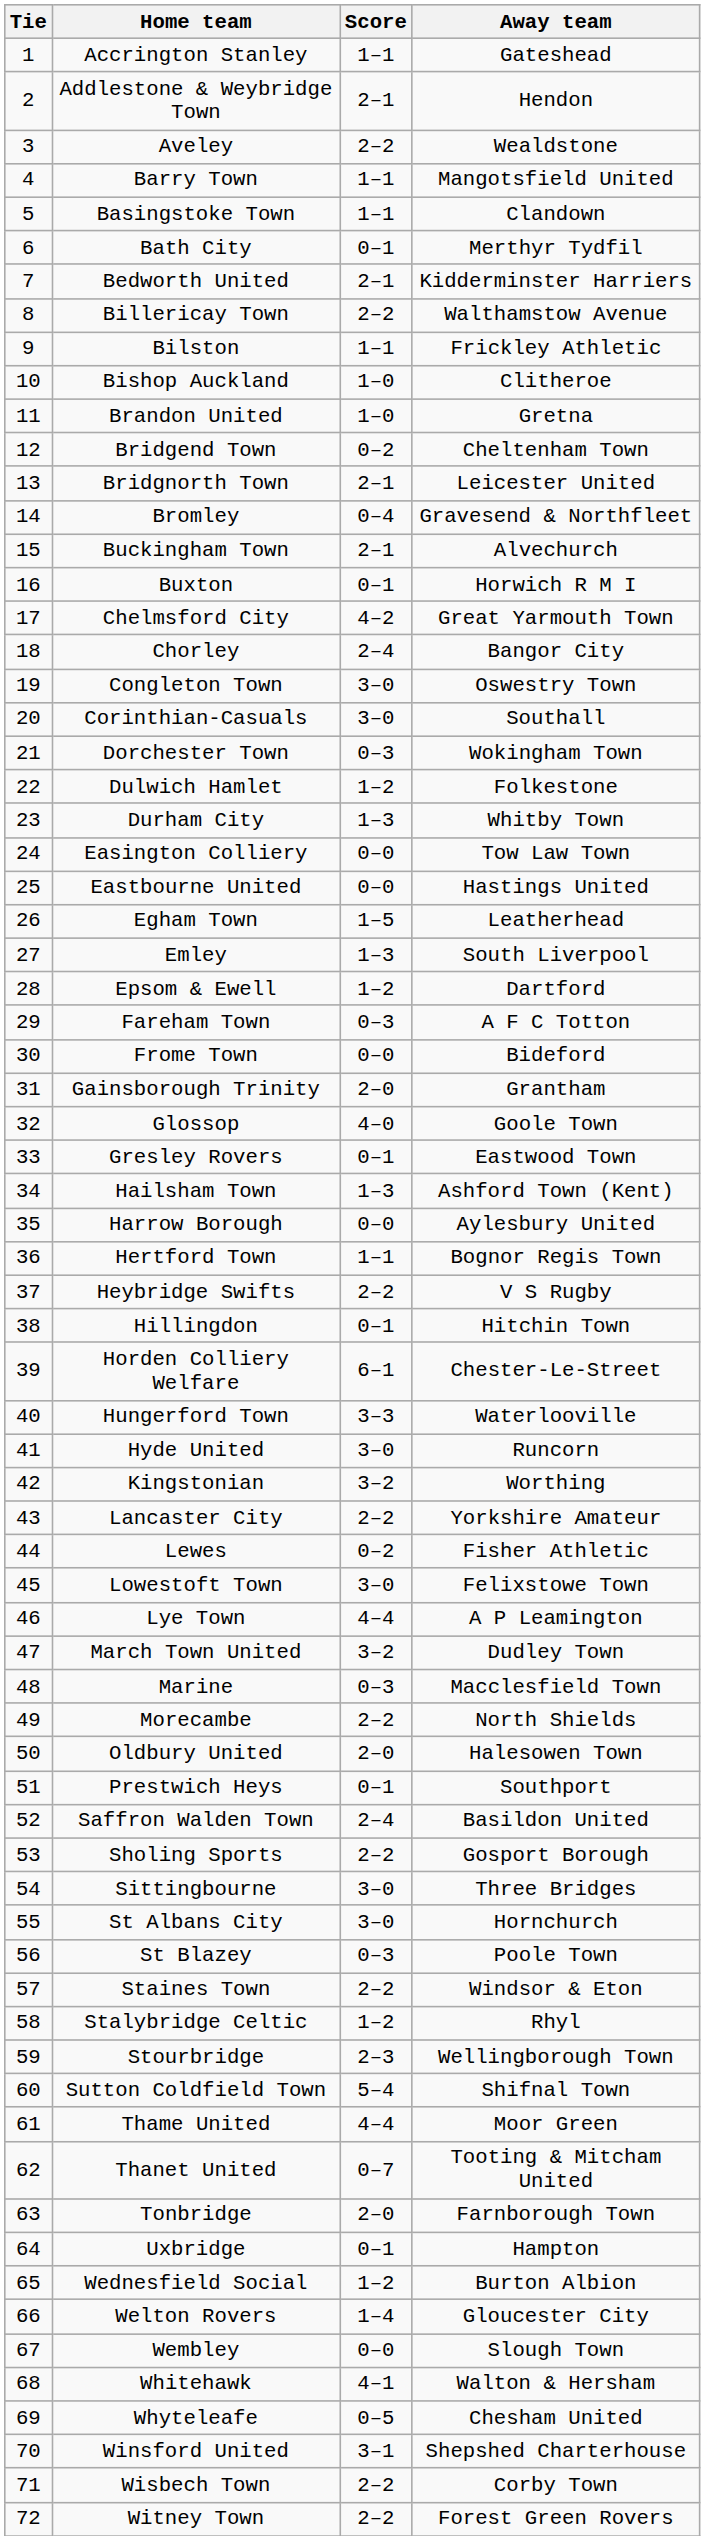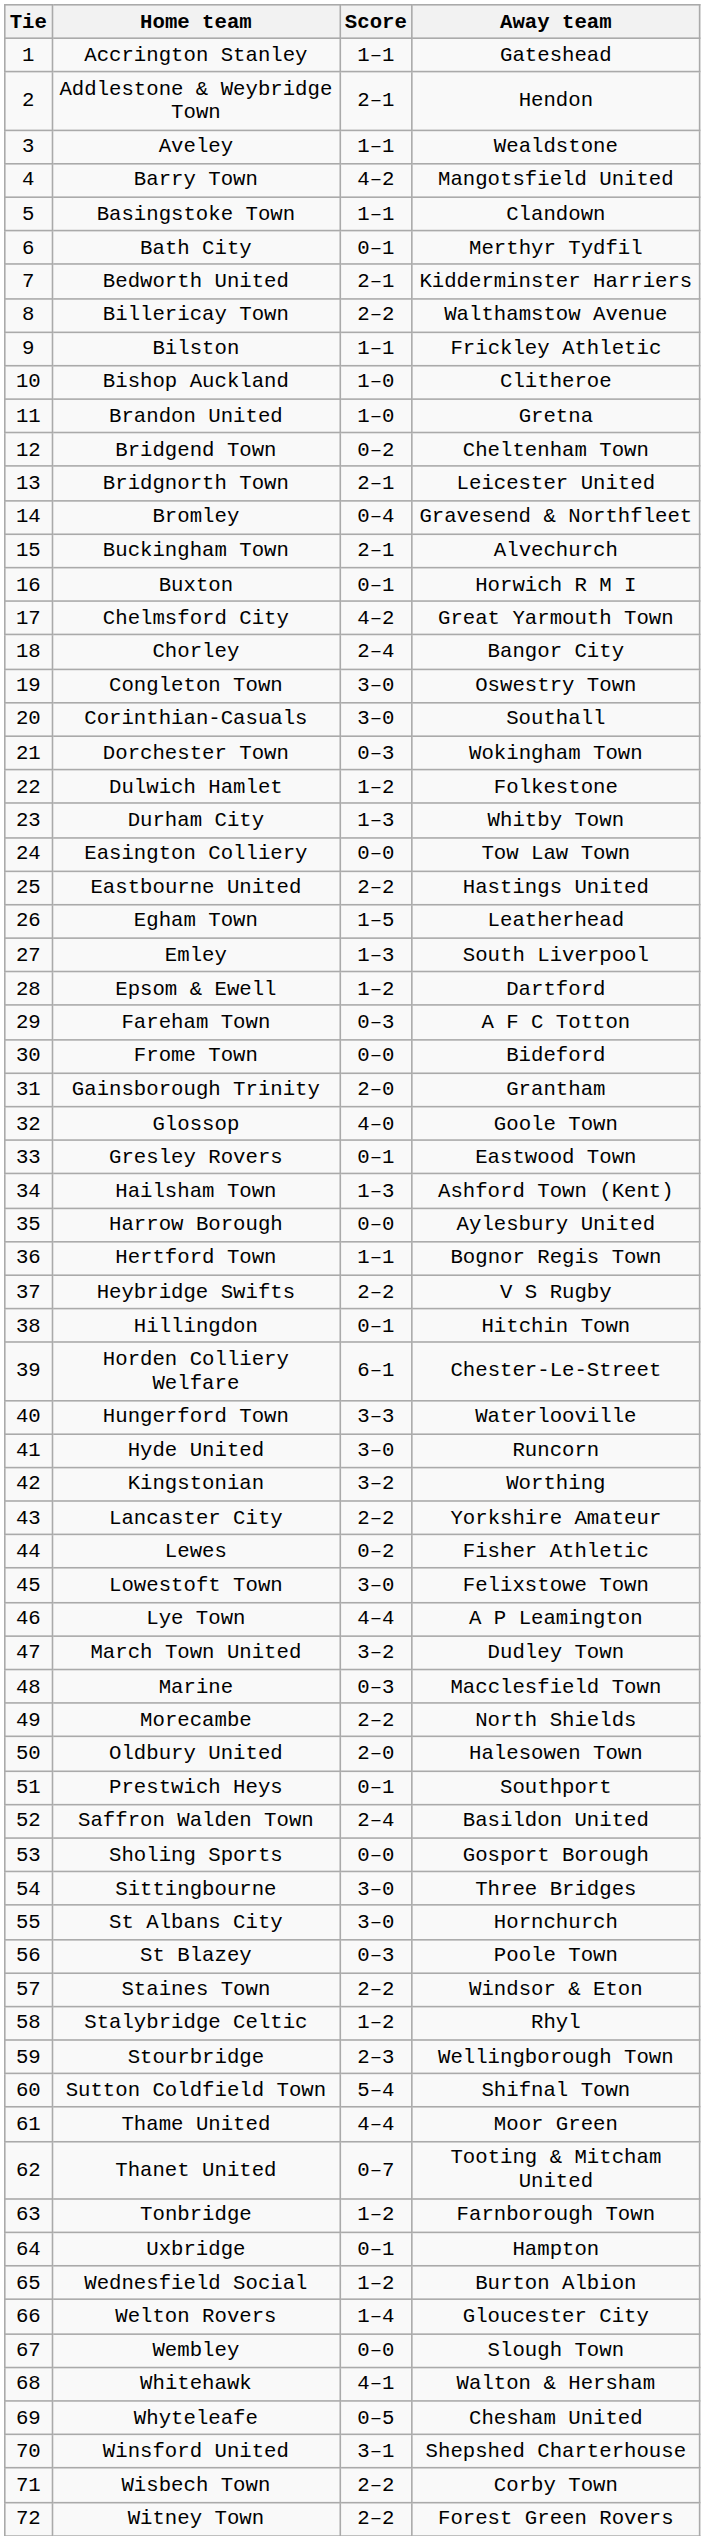(376, 147) 2–2 -> (376, 147) 1–1
(376, 180) 1–1 -> (376, 180) 4–2
(376, 888) 0–0 -> (376, 888) 2–2
(376, 1855) 2–2 -> (376, 1855) 0–0
(376, 2216) 2–0 -> (376, 2216) 1–2
